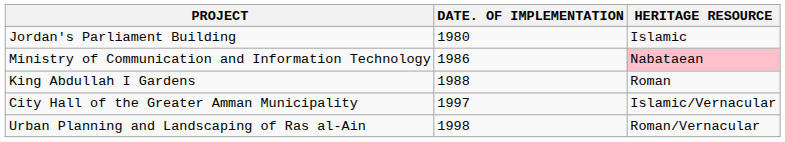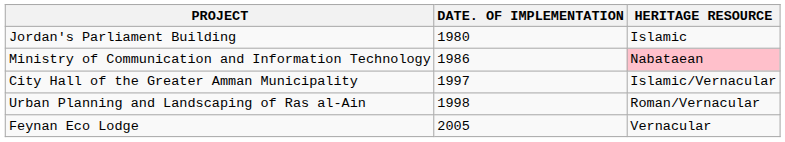- row: (102, 82)
+ row: (74, 126)
